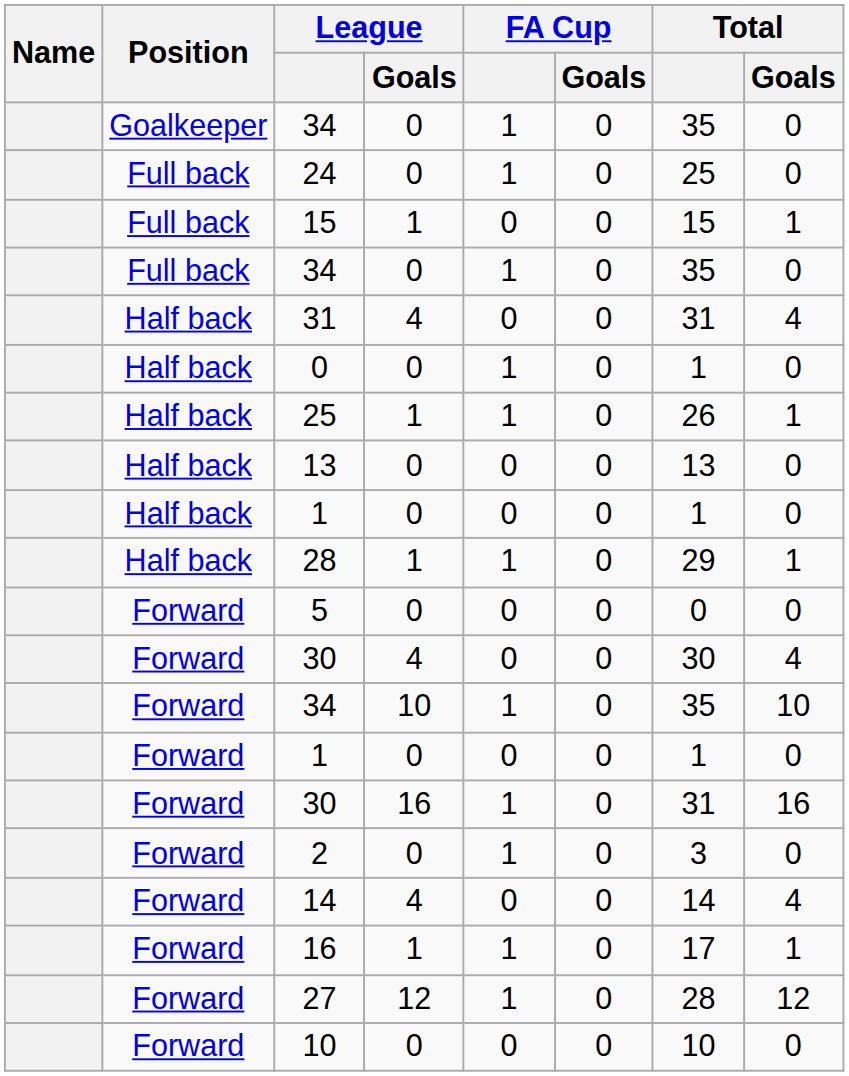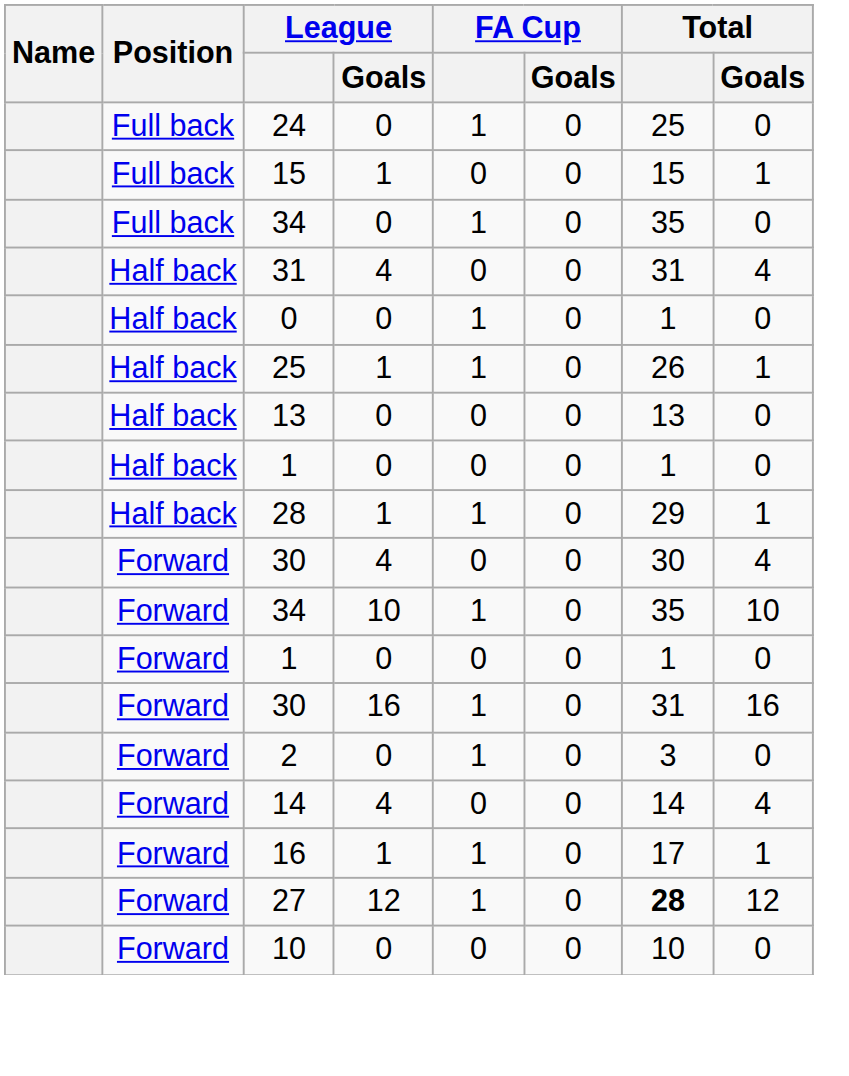- row: (188, 125)
- row: (188, 610)
(699, 998) normal -> (668, 901) bold
